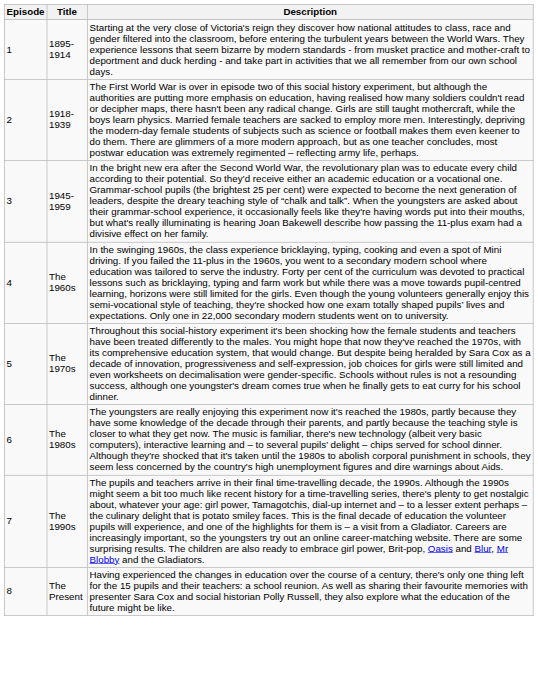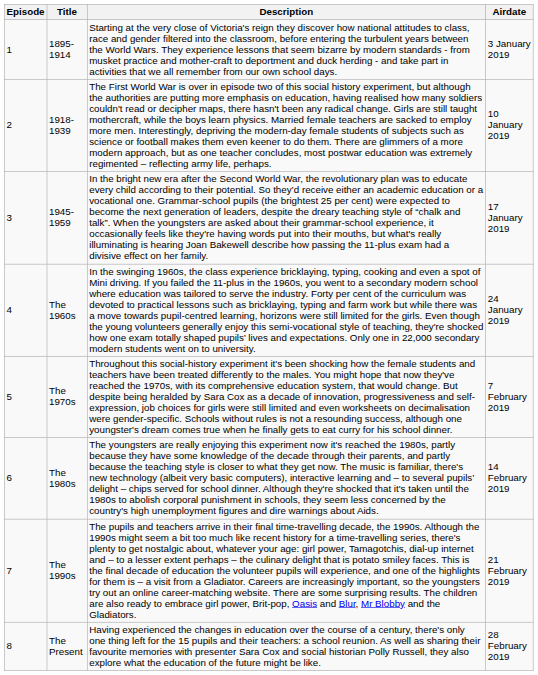+ column: (509, 12)
